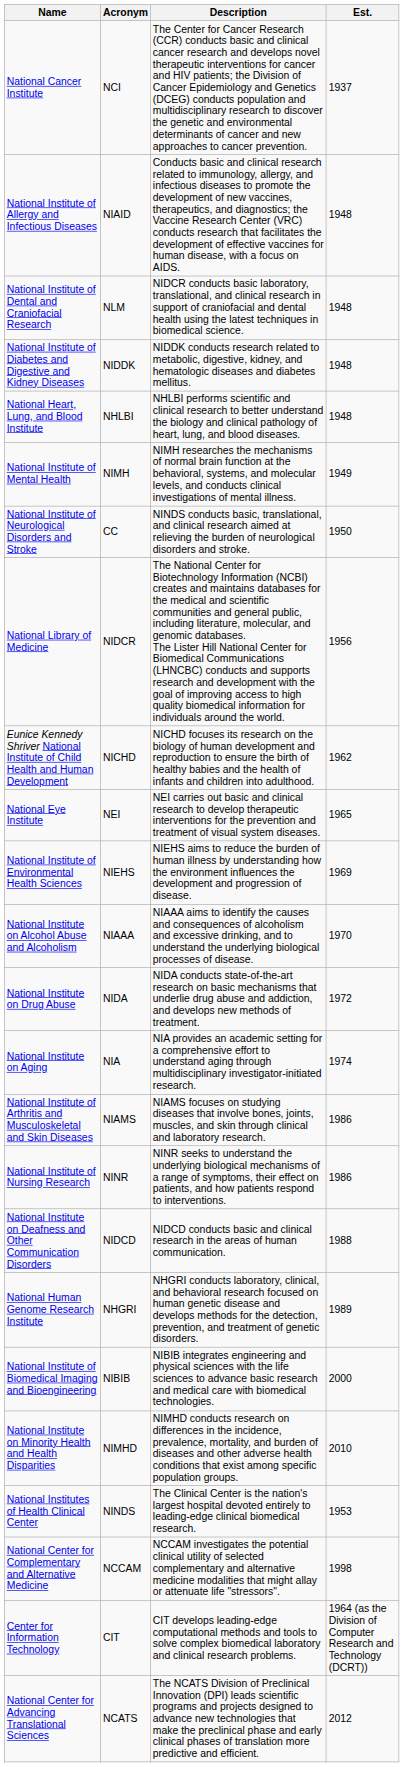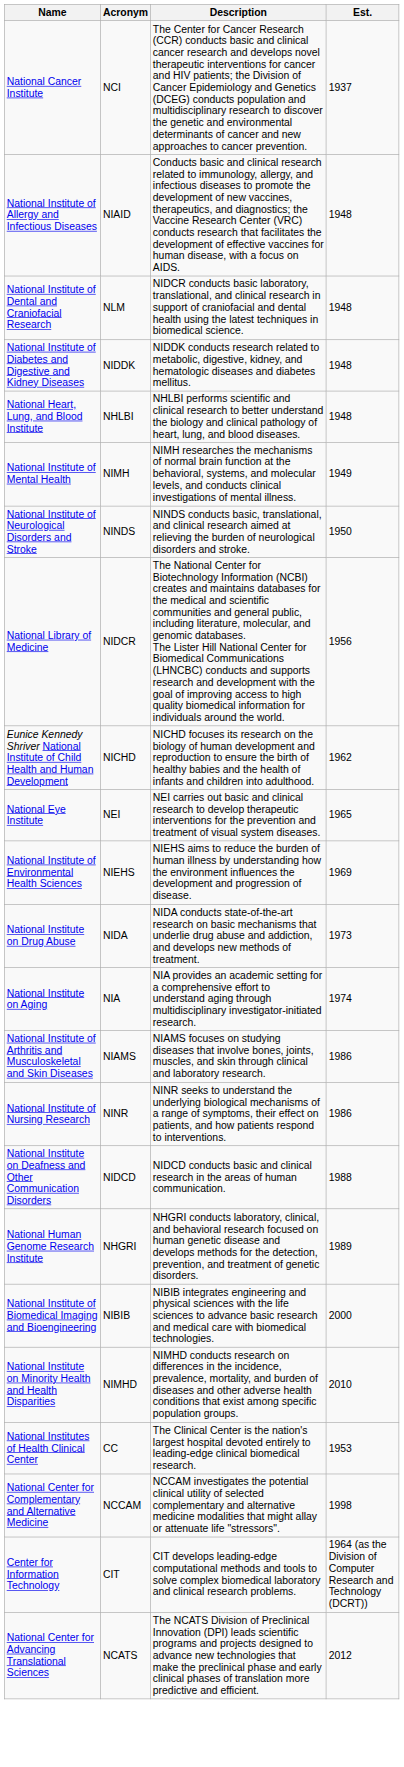(110, 531) CC -> (119, 531) NINDS
- row: (47, 936)
(340, 999) 1972 -> (340, 936) 1973
(119, 1511) NINDS -> (110, 1448) CC
